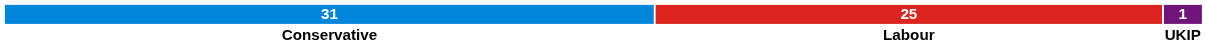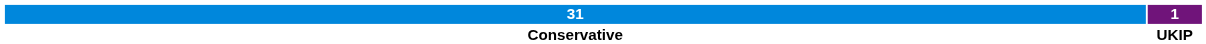- column: (909, 14)
